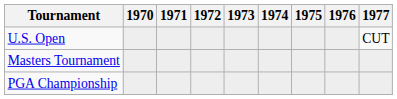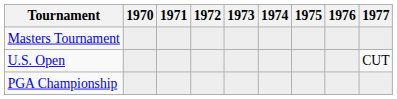rows swapped: (64, 61) <-> (36, 38)
